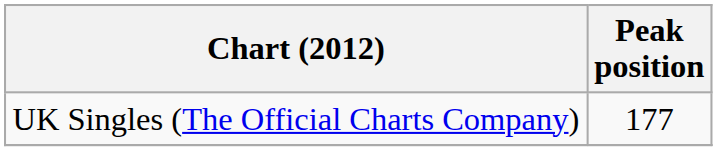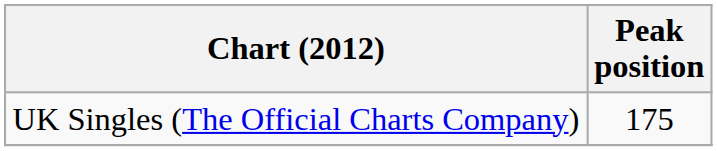(649, 118) 177 -> (649, 118) 175
